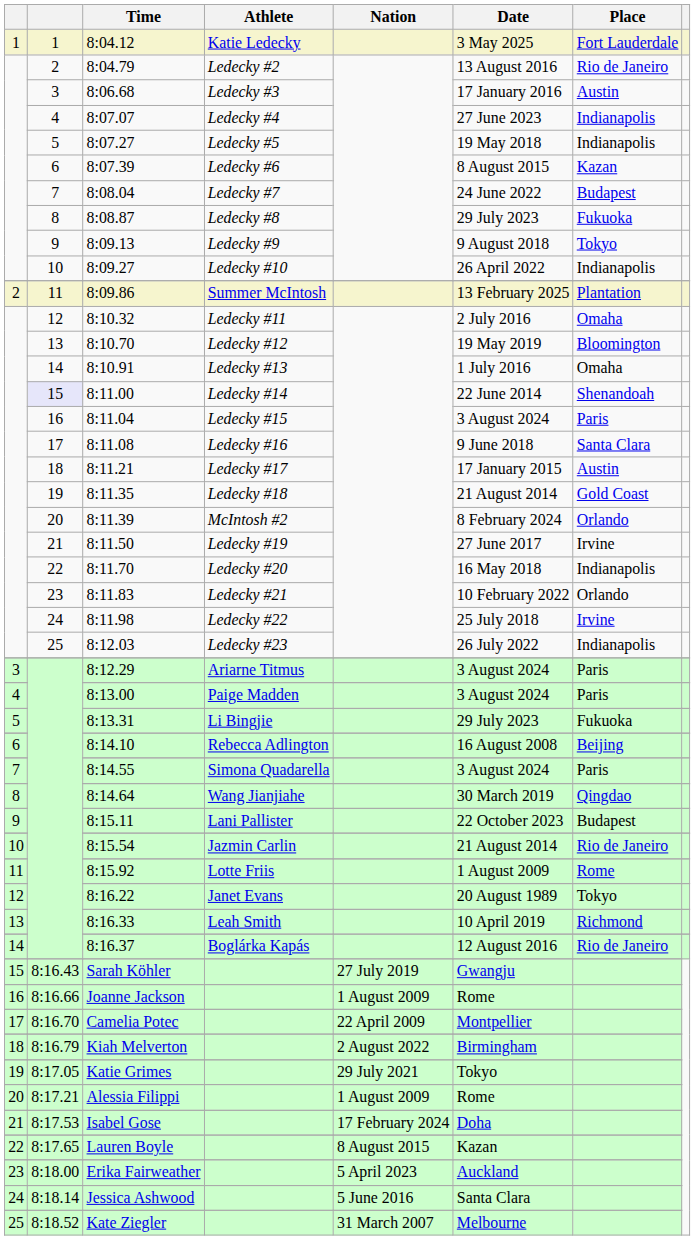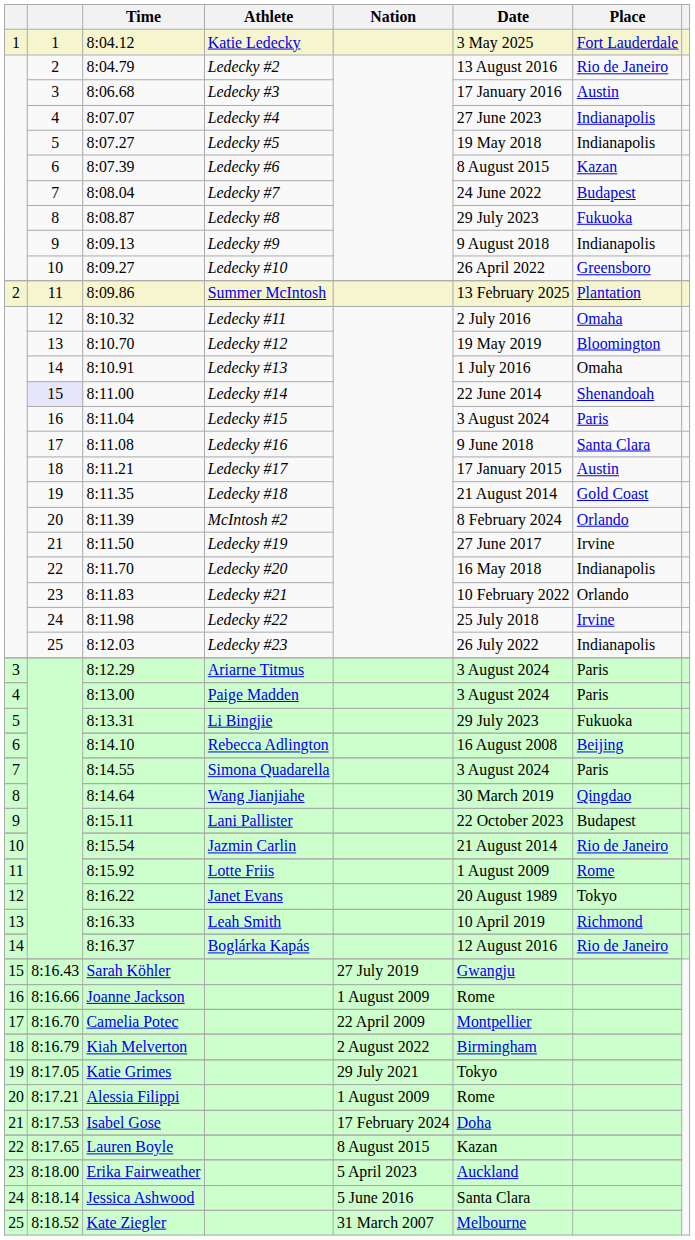(597, 243) Tokyo -> (616, 243) Indianapolis
(616, 268) Indianapolis -> (614, 268) Greensboro
